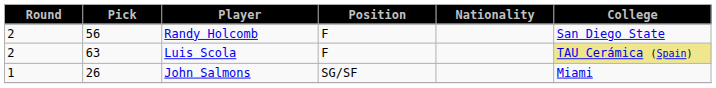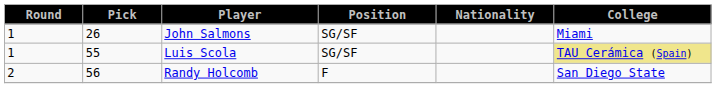rows swapped: (208, 73) <-> (211, 34)
(11, 53) 2 -> (11, 53) 1
(93, 53) 63 -> (93, 53) 55
(325, 53) F -> (339, 53) SG/SF
